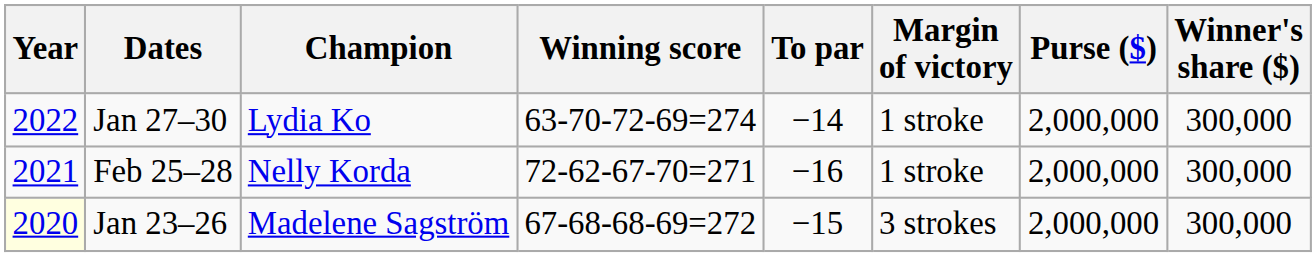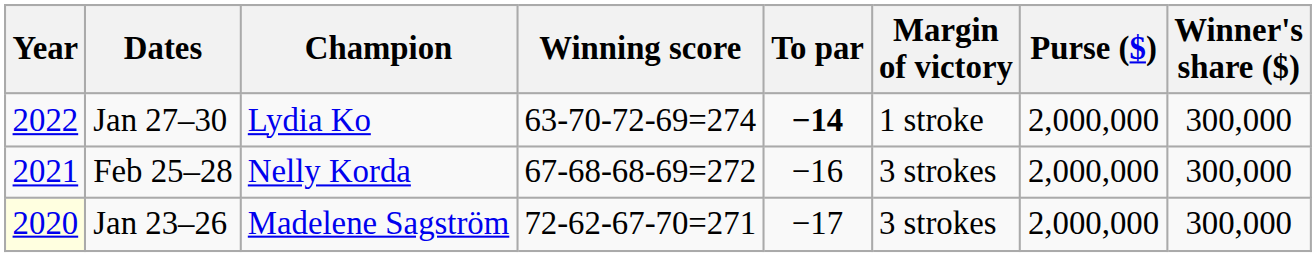(817, 119) normal -> (817, 119) bold
(640, 171) 72-62-67-70=271 -> (640, 171) 67-68-68-69=272
(931, 171) 1 stroke -> (938, 171) 3 strokes
(640, 223) 67-68-68-69=272 -> (640, 223) 72-62-67-70=271
(817, 223) −15 -> (817, 223) −17
